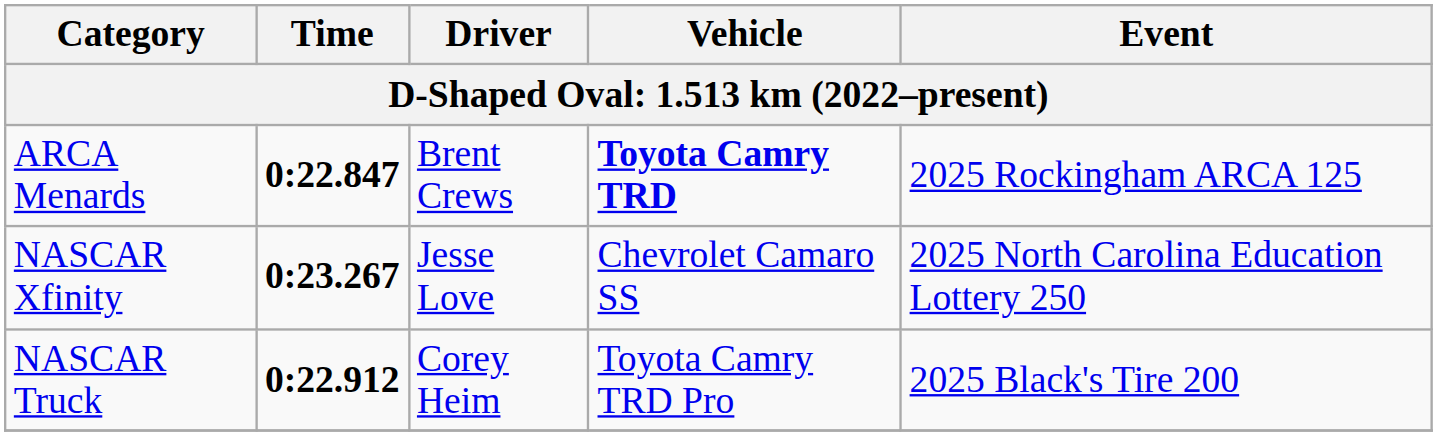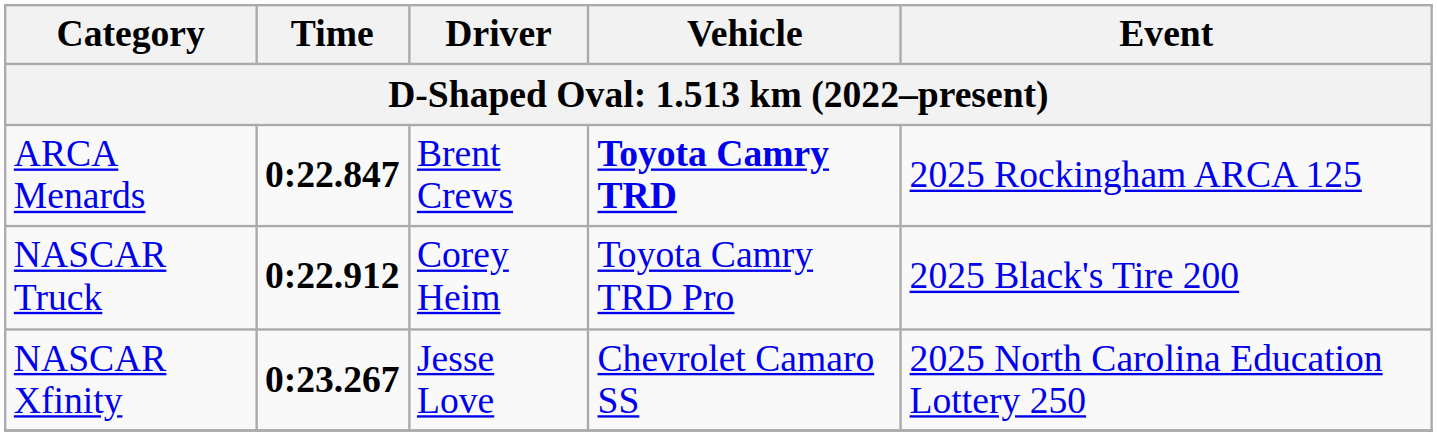rows swapped: (90, 378) <-> (90, 276)
